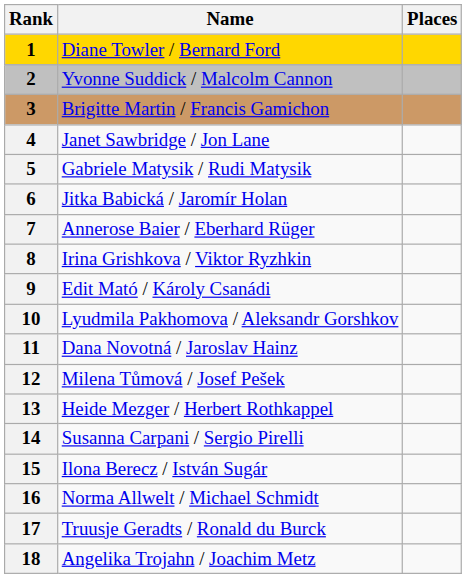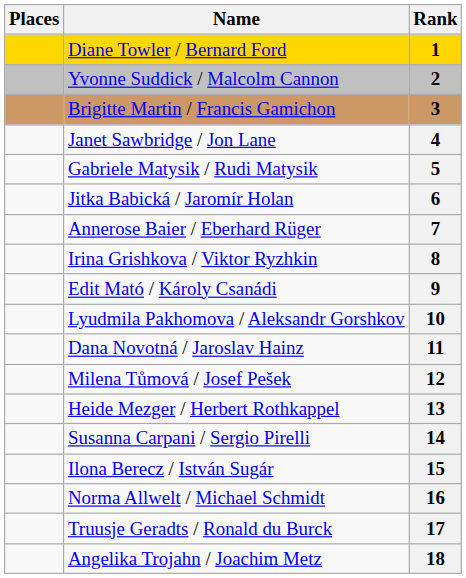columns swapped: (31, 19) <-> (432, 19)
